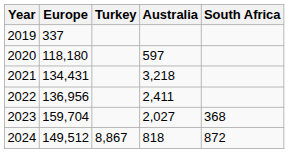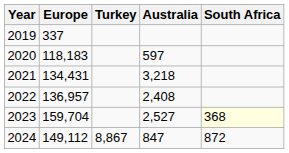(65, 55) 118,180 -> (65, 55) 118,183
(66, 96) 136,956 -> (66, 96) 136,957
(158, 96) 2,411 -> (159, 96) 2,408
(159, 117) 2,027 -> (159, 117) 2,527
(215, 117) no background -> (215, 117) lightyellow background
(66, 138) 149,512 -> (65, 138) 149,112
(153, 138) 818 -> (153, 138) 847
